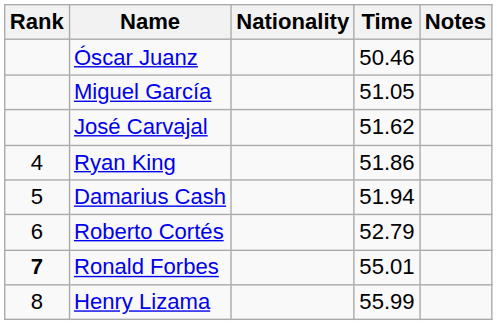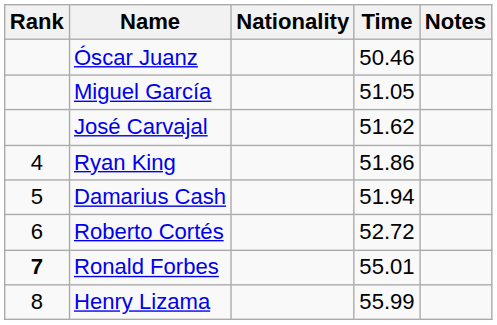(387, 232) 52.79 -> (387, 232) 52.72
